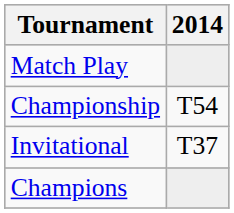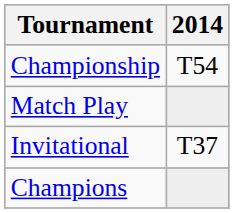rows swapped: (69, 65) <-> (85, 106)
